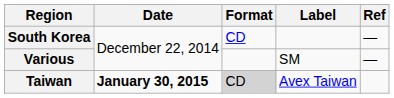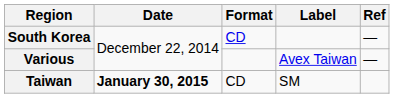(290, 59) SM -> (318, 59) Avex Taiwan
(236, 81) lightgrey background -> (236, 81) no background
(318, 81) Avex Taiwan -> (290, 81) SM
